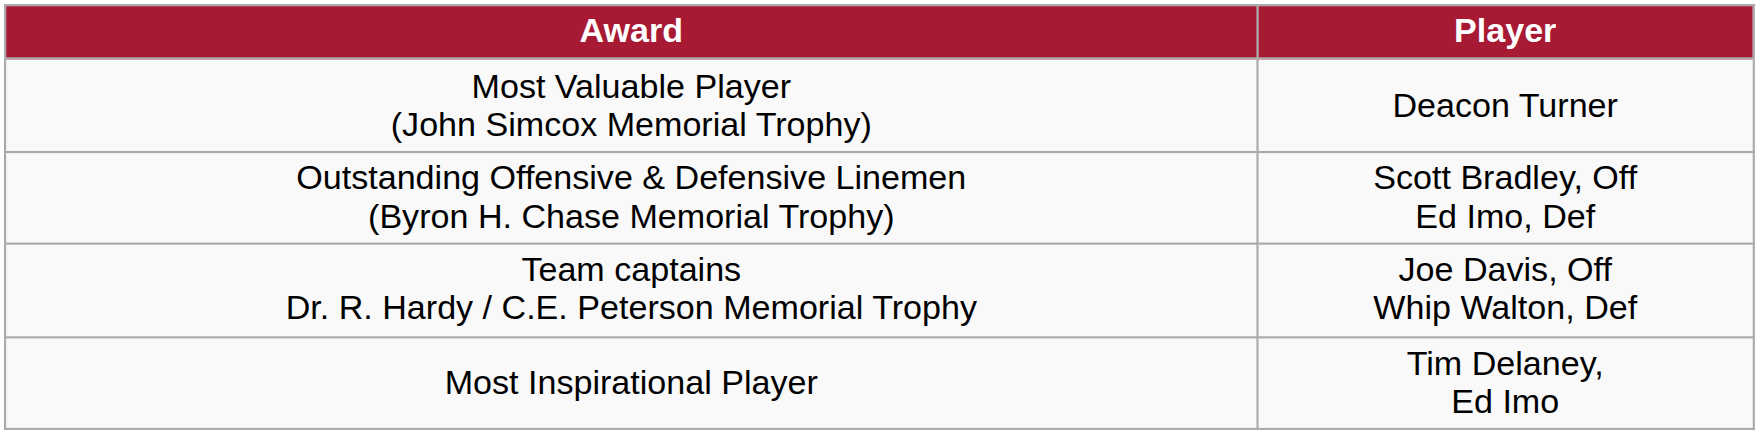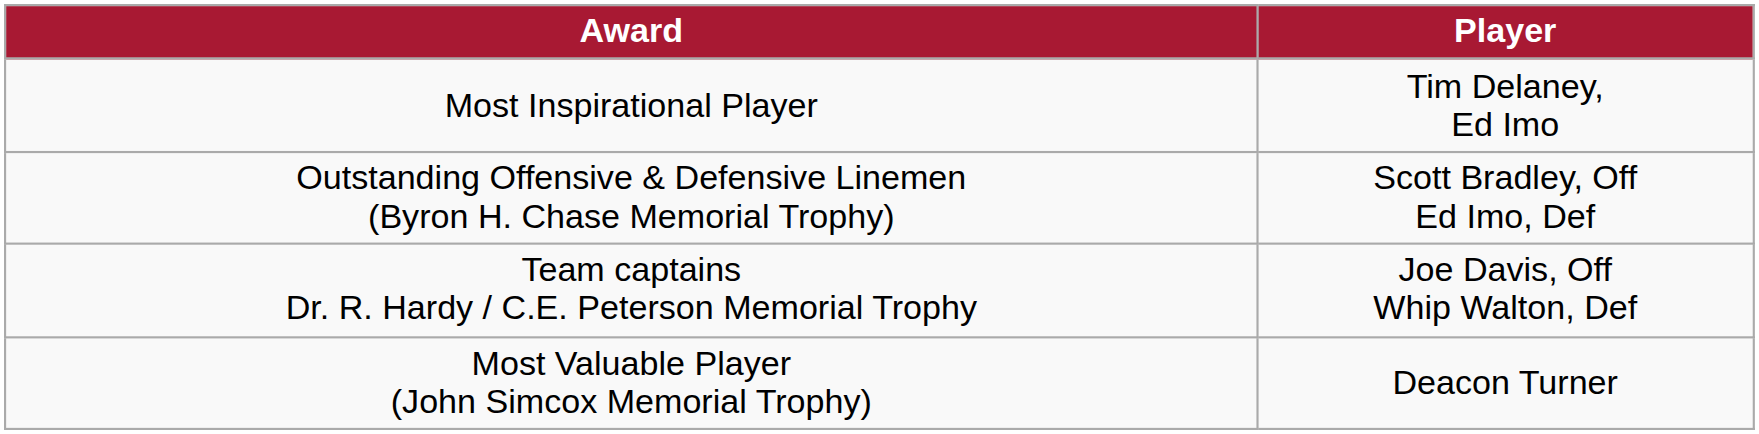rows swapped: (631, 104) <-> (631, 381)
